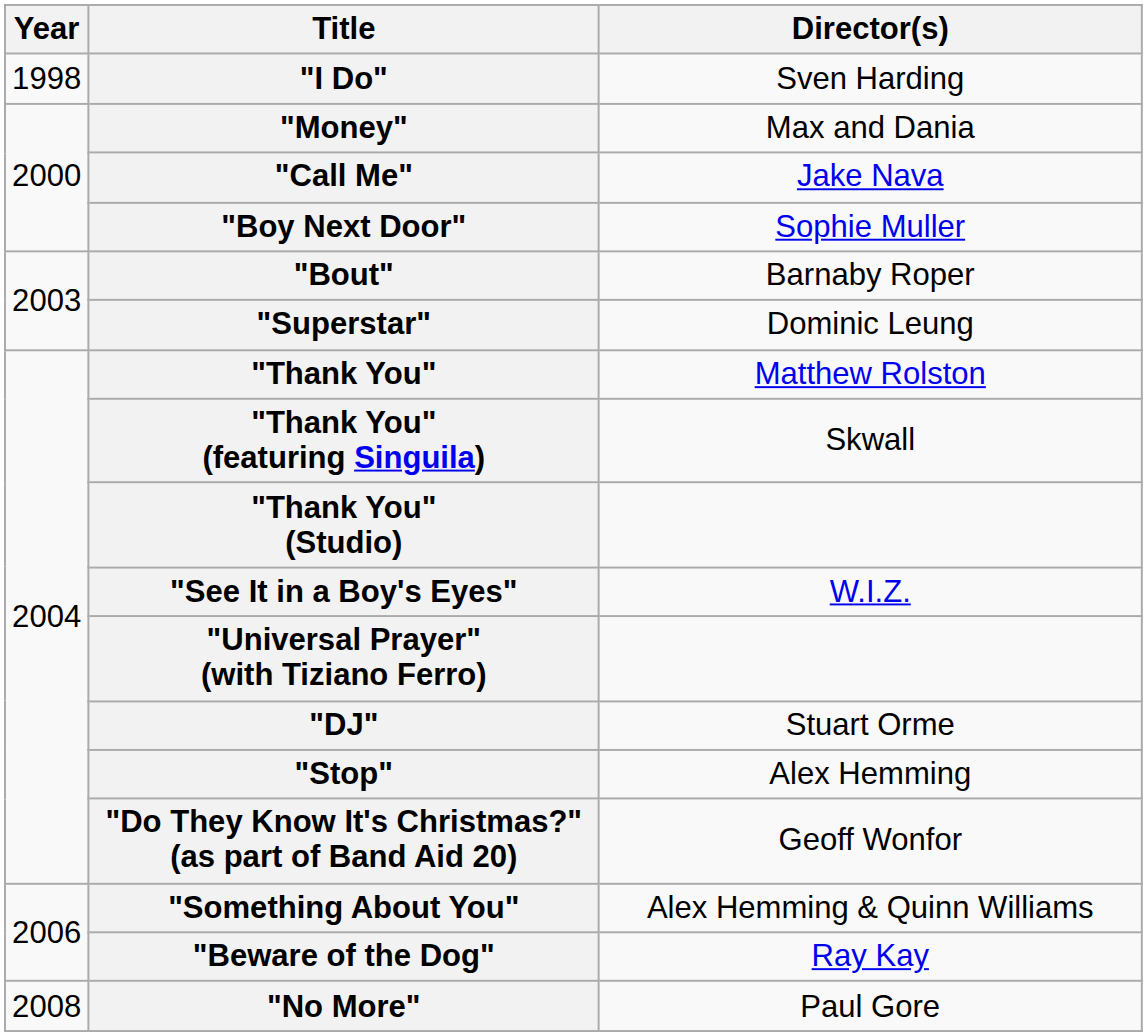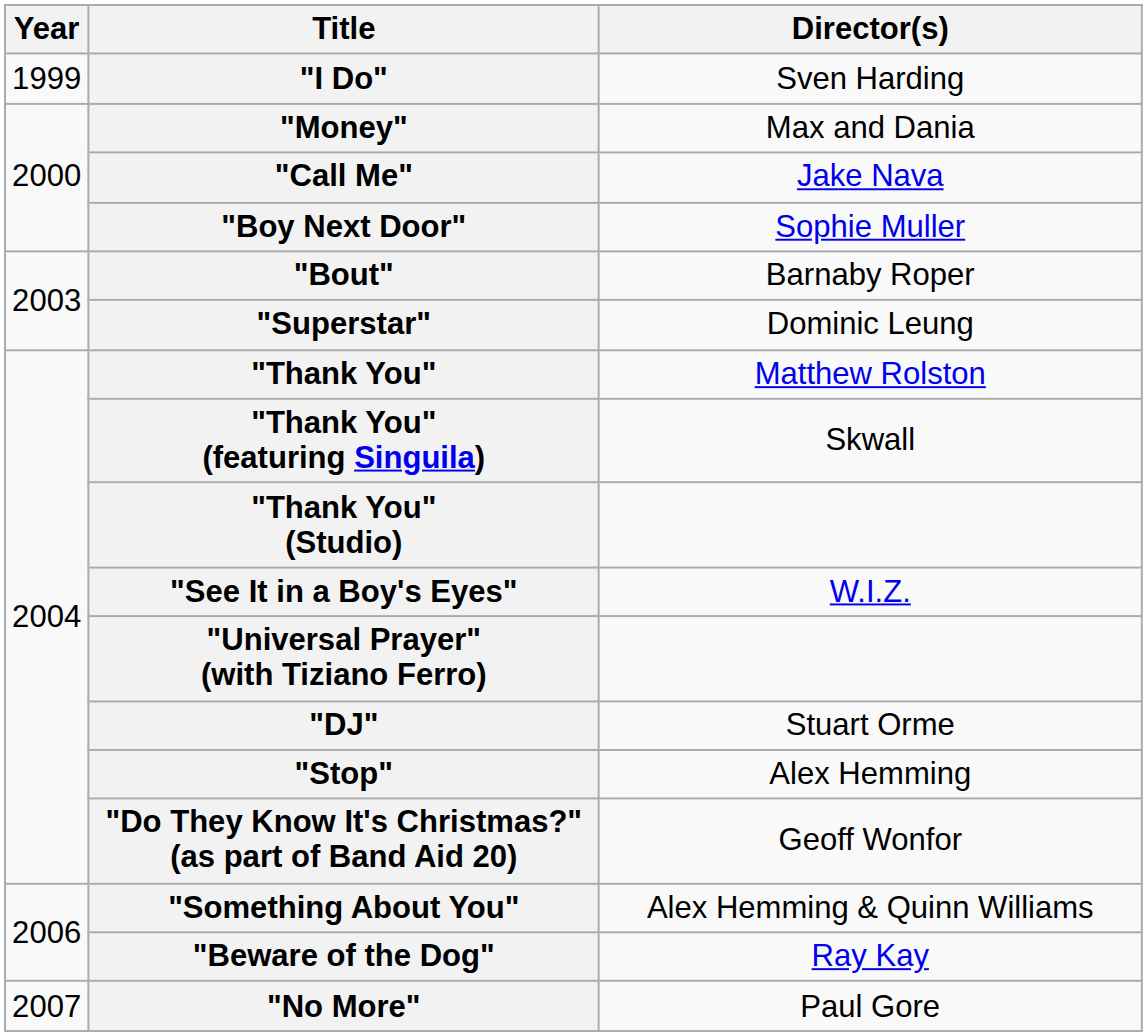(47, 78) 1998 -> (47, 78) 1999
(47, 1005) 2008 -> (47, 1005) 2007
